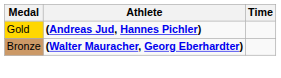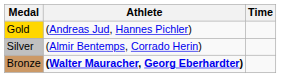(123, 30) bold -> (119, 30) normal
+ row: (20, 47)
